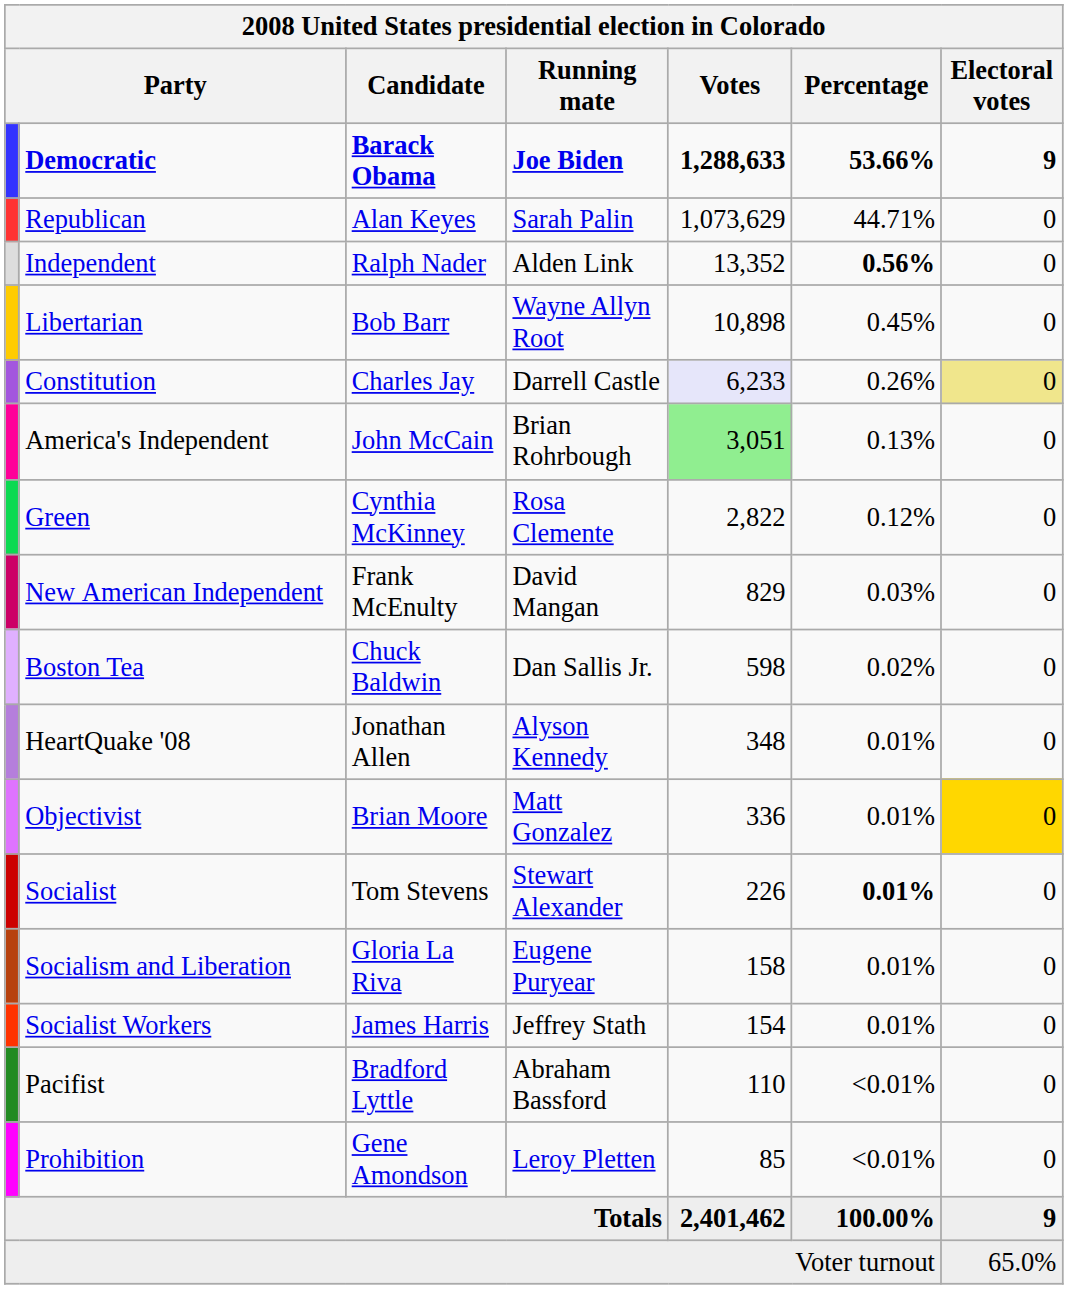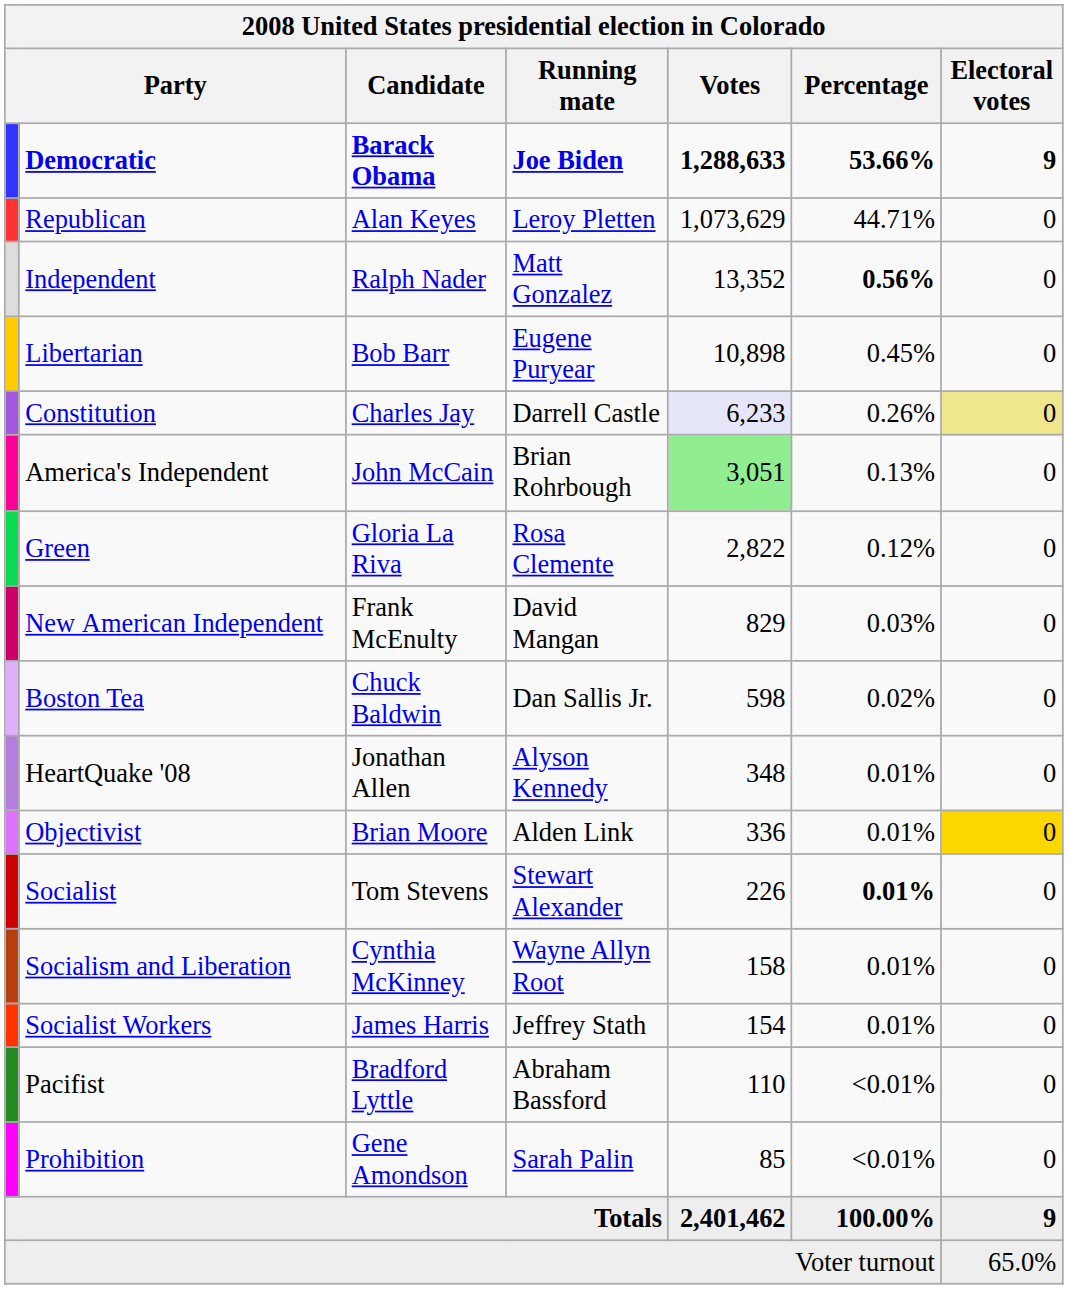(573, 219) Sarah Palin -> (584, 219) Leroy Pletten
(573, 263) Alden Link -> (562, 279) Matt Gonzalez
(581, 322) Wayne Allyn Root -> (554, 354) Eugene Puryear
(408, 516) Cynthia McKinney -> (403, 547) Gloria La Riva
(562, 816) Matt Gonzalez -> (573, 831) Alden Link
(403, 965) Gloria La Riva -> (408, 965) Cynthia McKinney
(554, 965) Eugene Puryear -> (581, 965) Wayne Allyn Root
(584, 1159) Leroy Pletten -> (573, 1159) Sarah Palin
